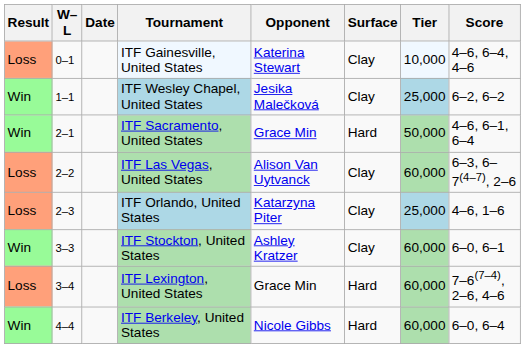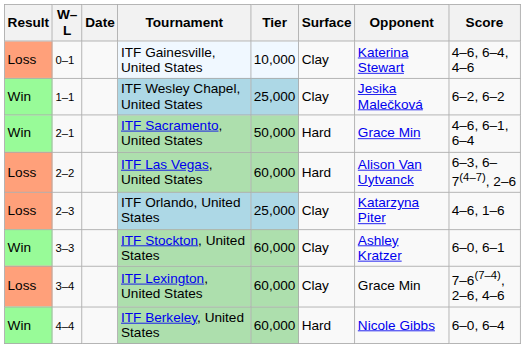columns swapped: (425, 22) <-> (298, 22)
(361, 172) Clay -> (316, 172) Hard
(362, 286) Hard -> (315, 286) Clay
